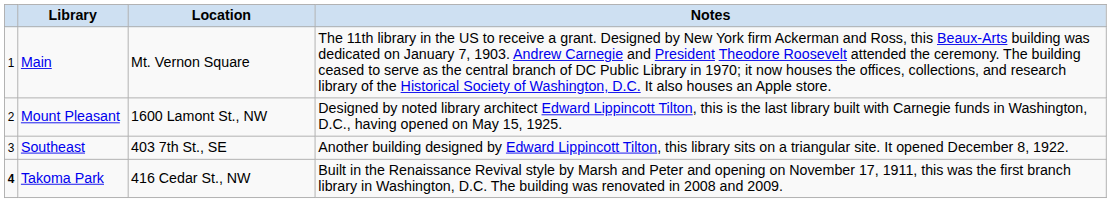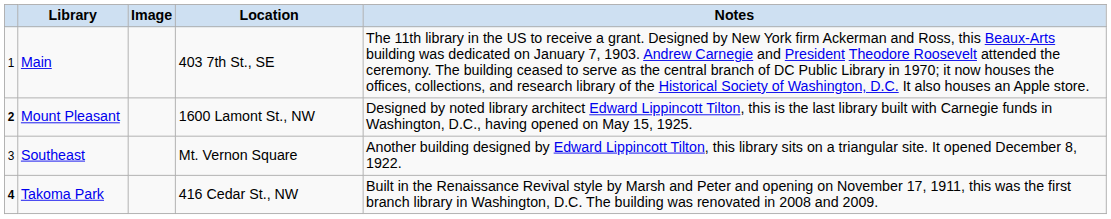+ column: (152, 15)
(190, 62) Mt. Vernon Square -> (227, 62) 403 7th St., SE
(11, 117) normal -> (11, 117) bold
(179, 147) 403 7th St., SE -> (238, 155) Mt. Vernon Square
